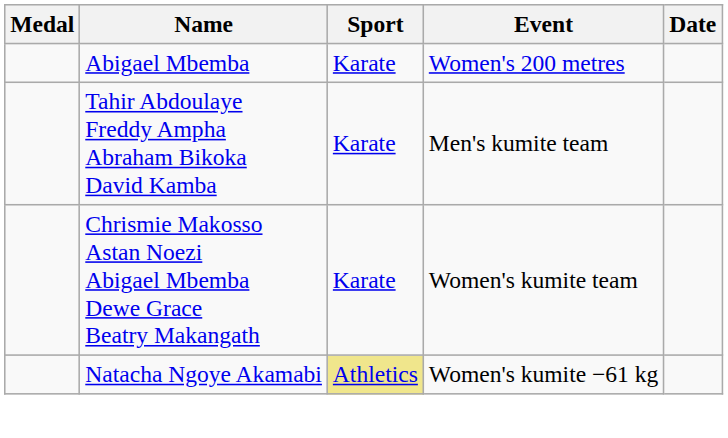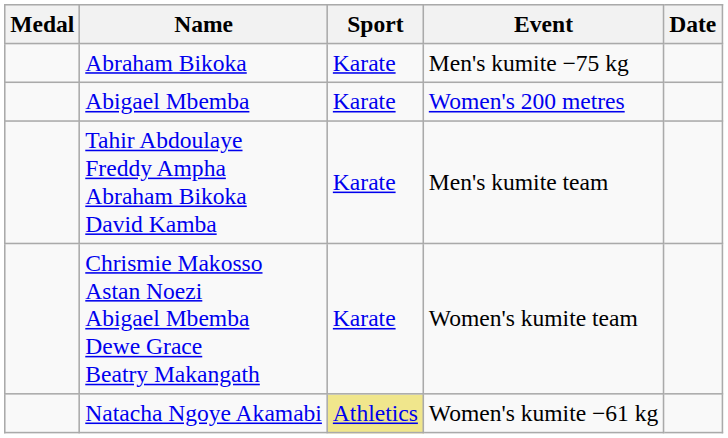+ row: (166, 62)
